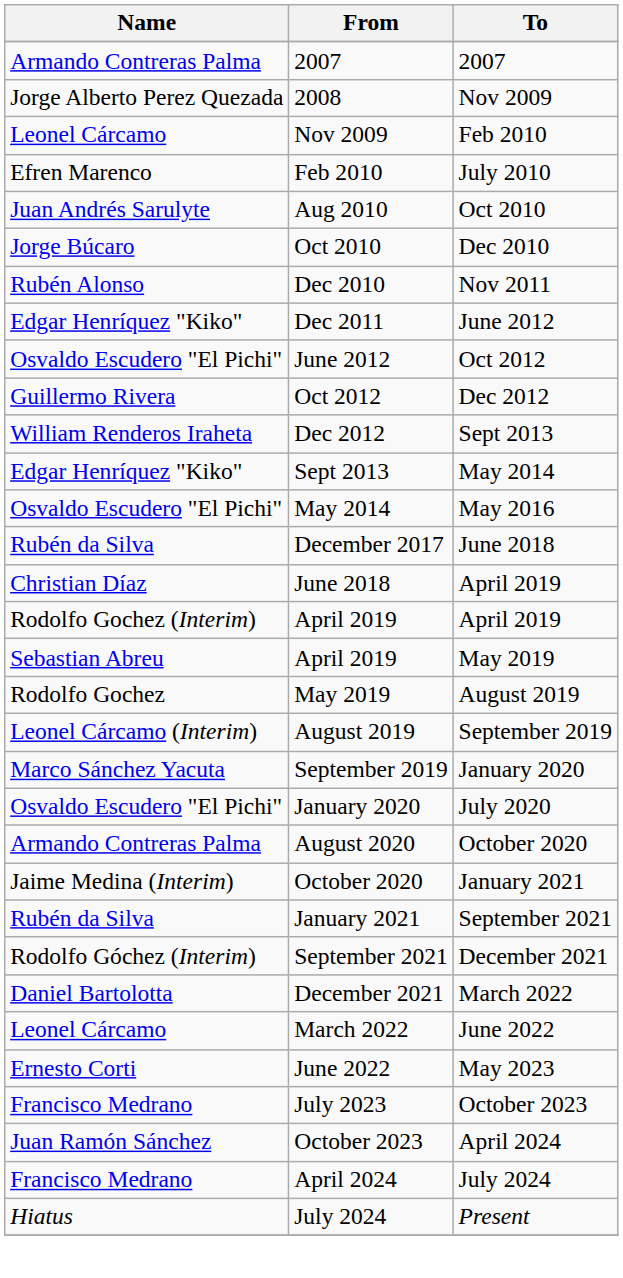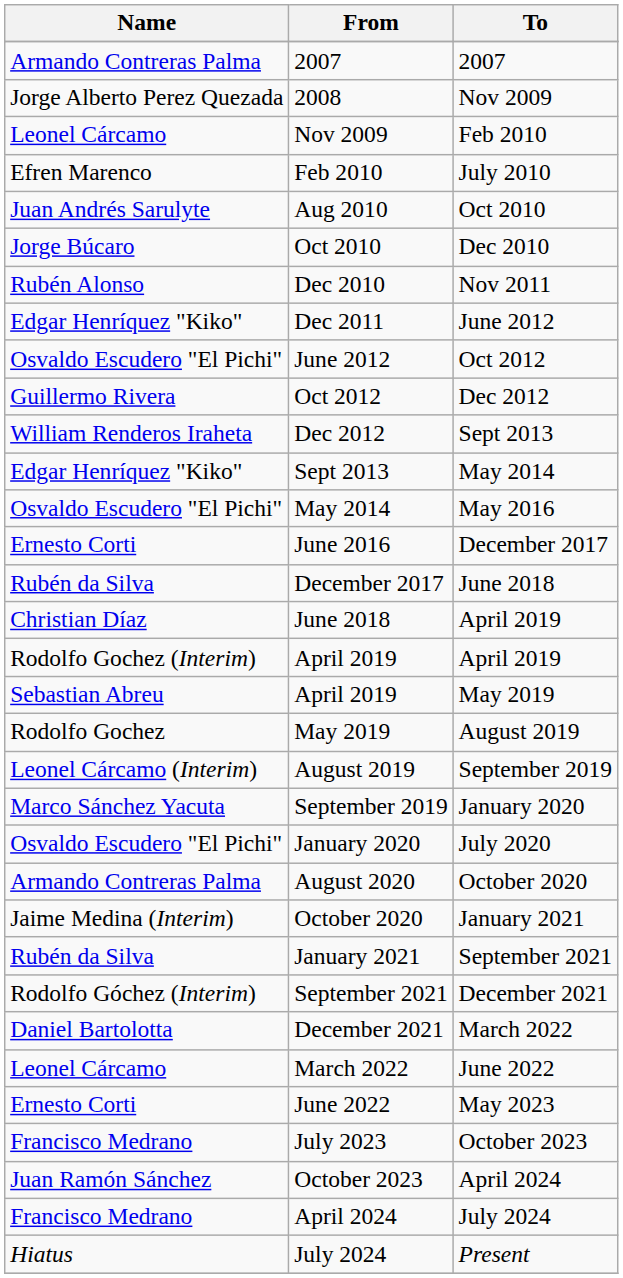+ row: (342, 545)
